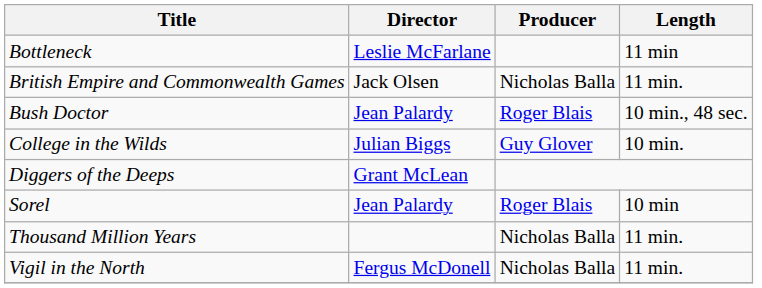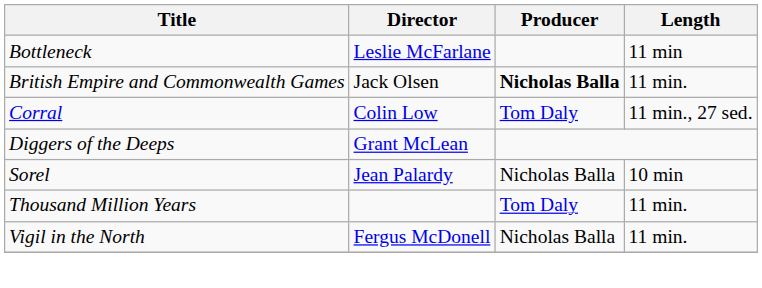(557, 81) normal -> (560, 81) bold
- row: (59, 112)
- row: (88, 143)
+ row: (36, 112)
(546, 205) Roger Blais -> (557, 174) Nicholas Balla
(557, 236) Nicholas Balla -> (539, 205) Tom Daly
